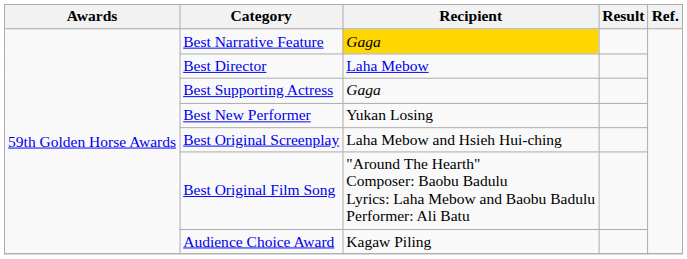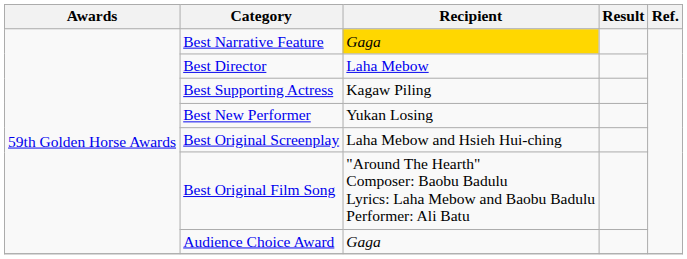(364, 90) Gaga -> (389, 90) Kagaw Piling
(389, 241) Kagaw Piling -> (364, 241) Gaga
